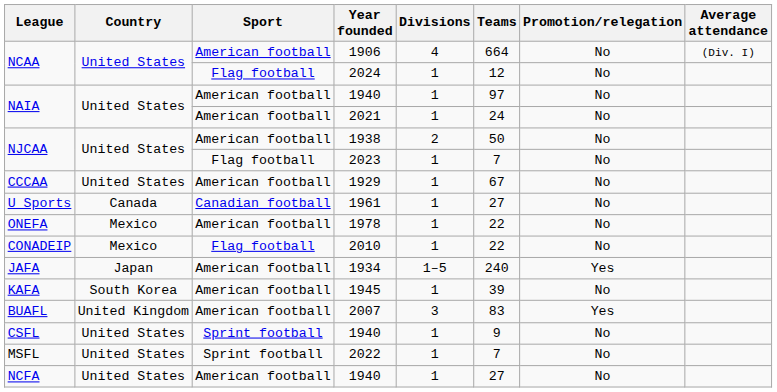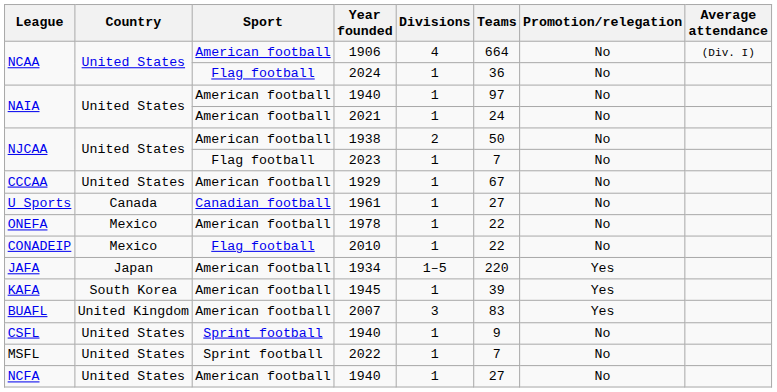(497, 74) 12 -> (497, 74) 36
(497, 268) 240 -> (497, 268) 220
(603, 290) No -> (603, 290) Yes
